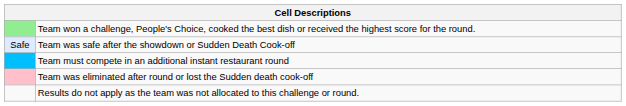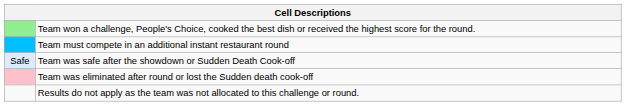rows swapped: (163, 61) <-> (166, 45)
